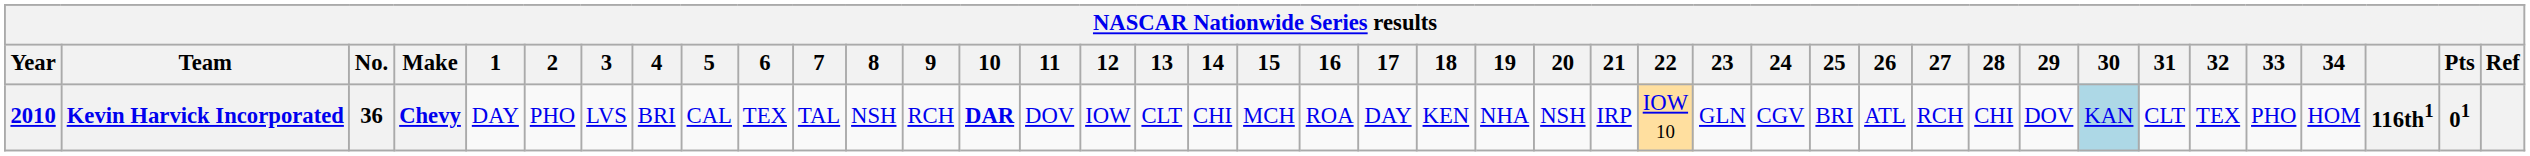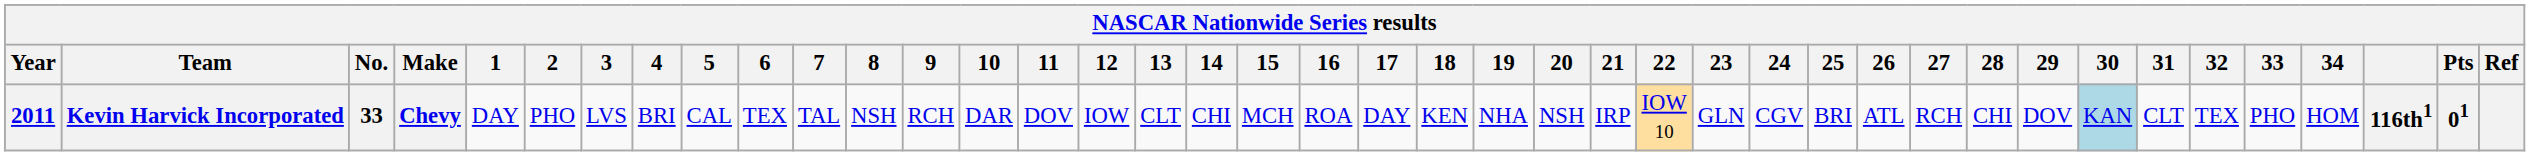(33, 116) 2010 -> (33, 116) 2011
(371, 116) 36 -> (371, 116) 33
(990, 116) bold -> (989, 116) normal
